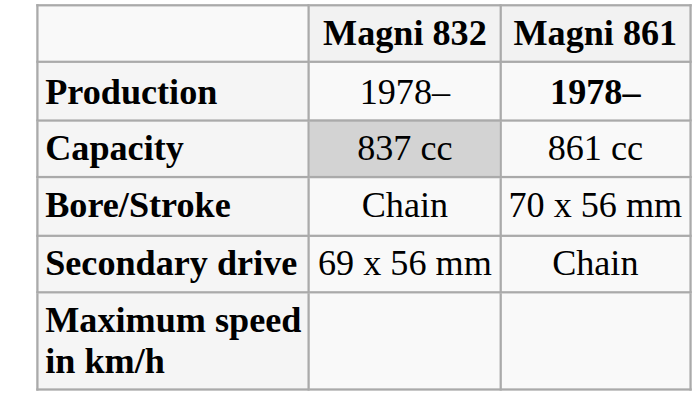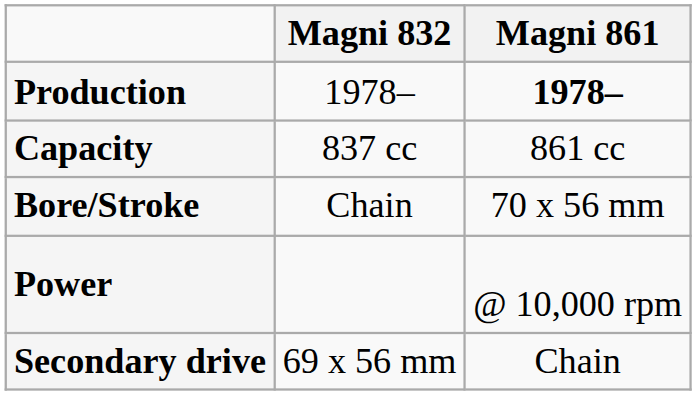(405, 148) lightgrey background -> (370, 148) no background
+ row: (63, 283)
- row: (173, 340)
